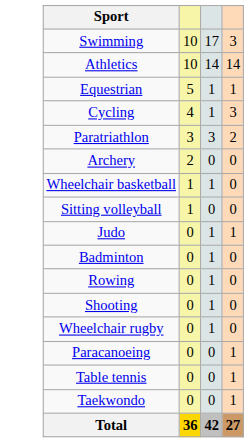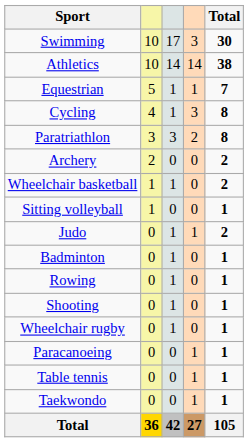+ column: (224, 17)
